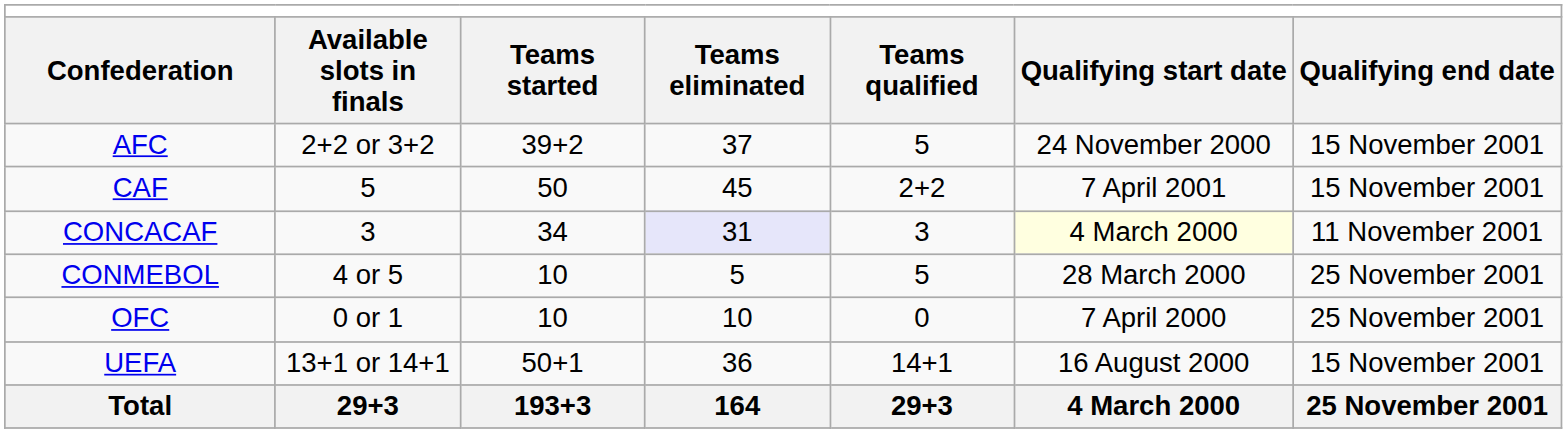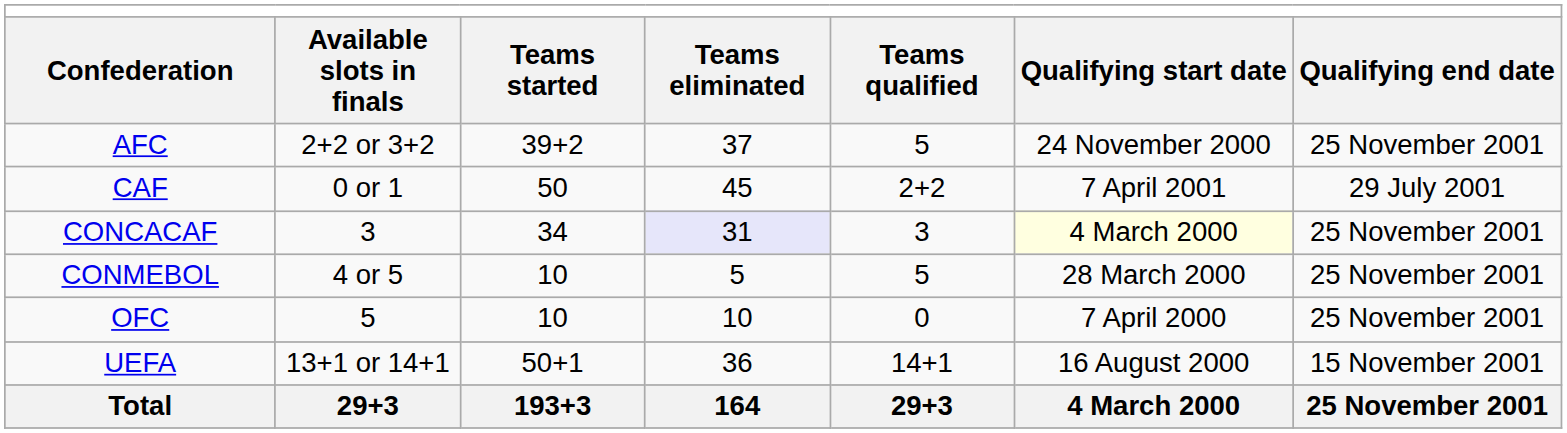(1427, 144) 15 November 2001 -> (1427, 144) 25 November 2001
(368, 188) 5 -> (368, 188) 0 or 1
(1427, 188) 15 November 2001 -> (1427, 188) 29 July 2001
(1427, 231) 11 November 2001 -> (1427, 231) 25 November 2001
(368, 319) 0 or 1 -> (368, 319) 5
